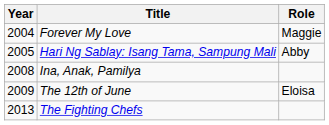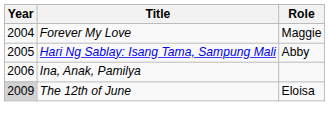(21, 71) 2008 -> (21, 71) 2006
(21, 91) no background -> (21, 91) lightgrey background
- row: (91, 110)
